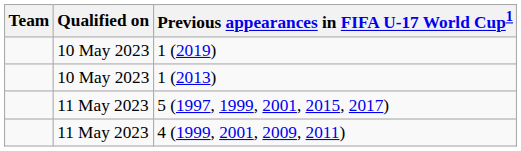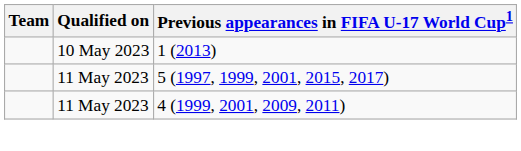- row: (187, 50)
